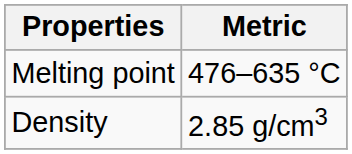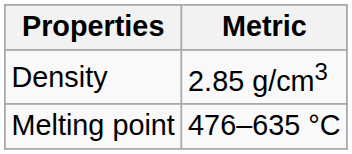rows swapped: (60, 122) <-> (93, 73)
